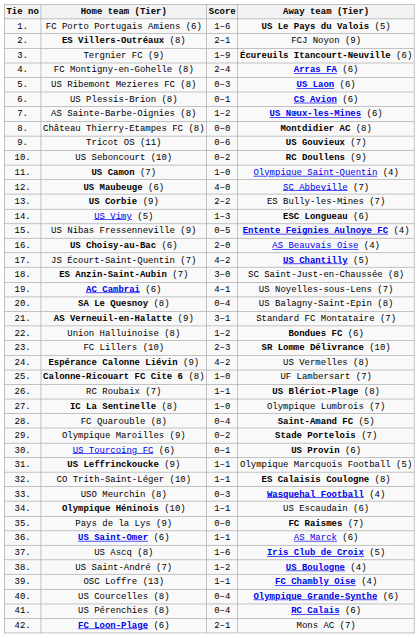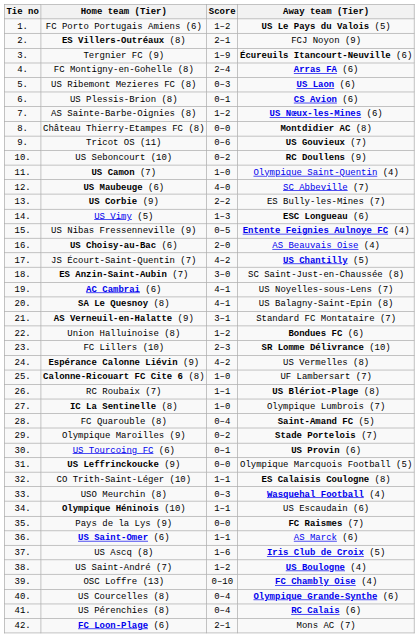(222, 26) 1–6 -> (222, 26) 1–2
(222, 304) 0–4 -> (222, 304) 4–1
(222, 465) 1–1 -> (222, 465) 0–0
(222, 582) 1–1 -> (222, 582) 0–10
